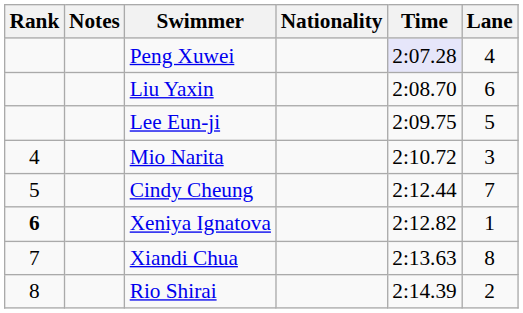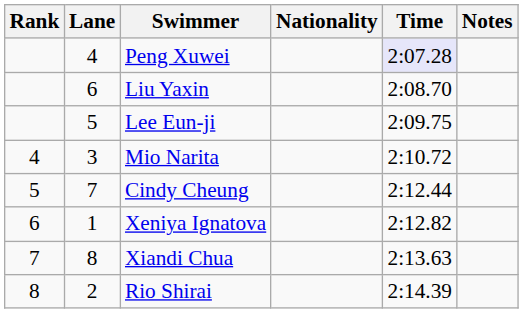columns swapped: (490, 21) <-> (94, 21)
(34, 223) bold -> (34, 223) normal
